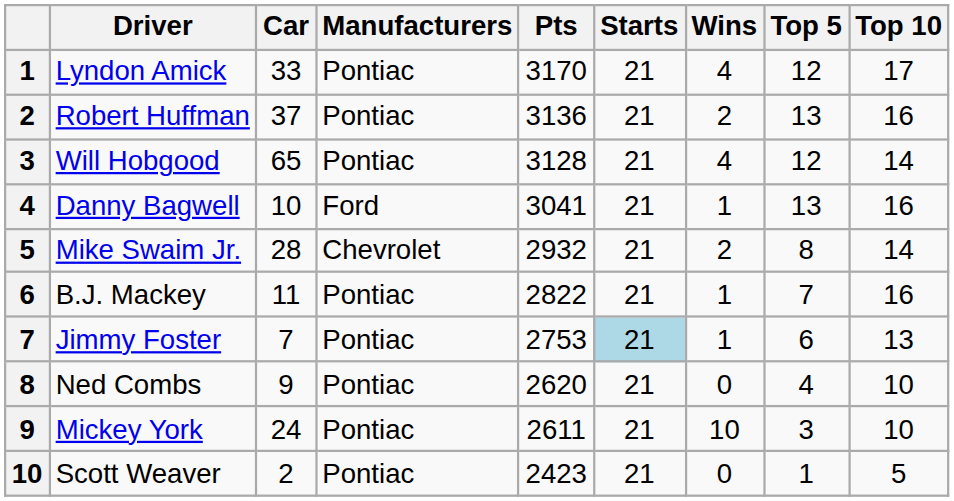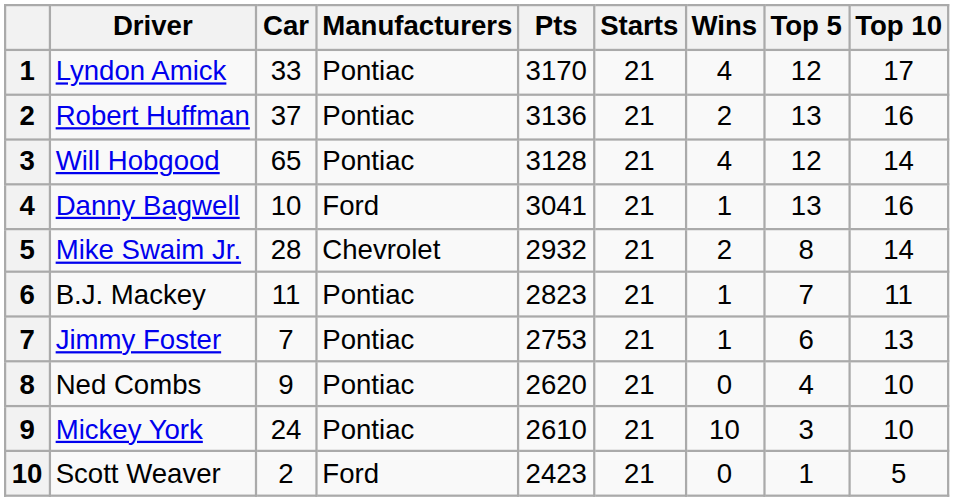(556, 295) 2822 -> (556, 295) 2823
(899, 295) 16 -> (899, 295) 11
(639, 340) lightblue background -> (639, 340) no background
(556, 429) 2611 -> (556, 429) 2610
(368, 474) Pontiac -> (351, 474) Ford
